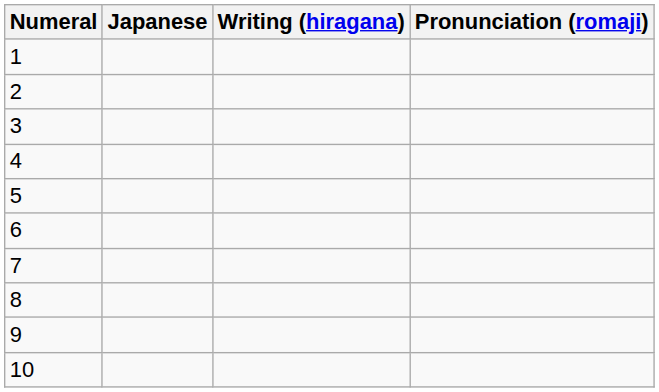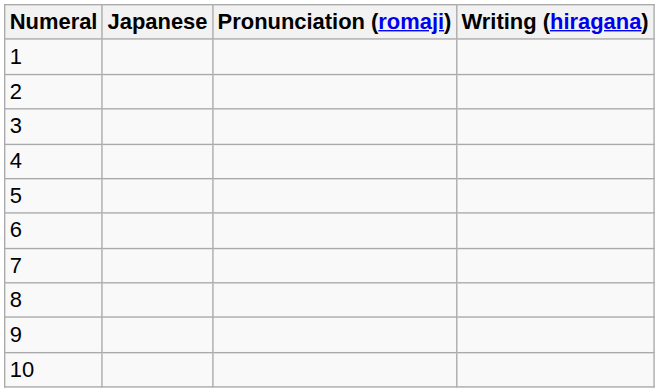columns swapped: (532, 21) <-> (311, 21)
